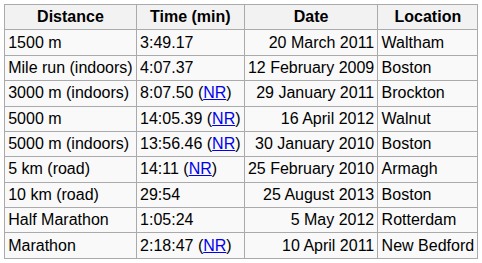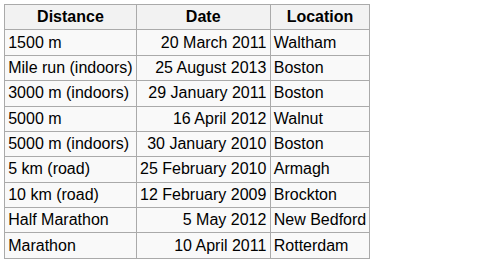- column: (190, 17)
(311, 67) 12 February 2009 -> (211, 67) 25 August 2013
(413, 93) Brockton -> (299, 93) Boston
(319, 194) 25 August 2013 -> (203, 194) 12 February 2009
(407, 194) Boston -> (305, 194) Brockton
(419, 220) Rotterdam -> (320, 220) New Bedford
(428, 245) New Bedford -> (311, 245) Rotterdam
